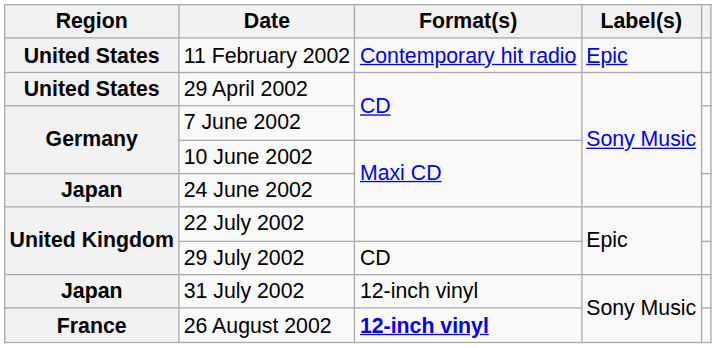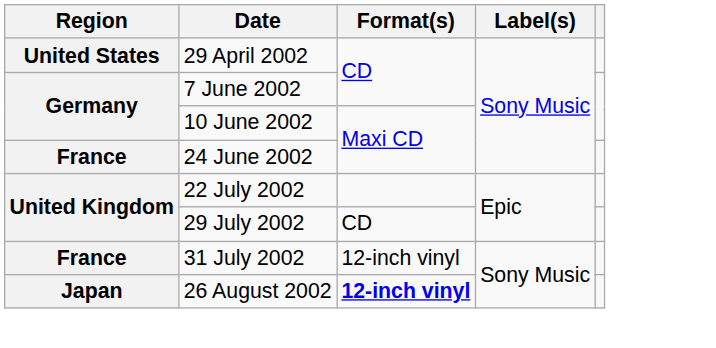- row: (267, 55)
(92, 190) Japan -> (92, 156) France
(92, 291) Japan -> (92, 257) France
(92, 325) France -> (92, 291) Japan
